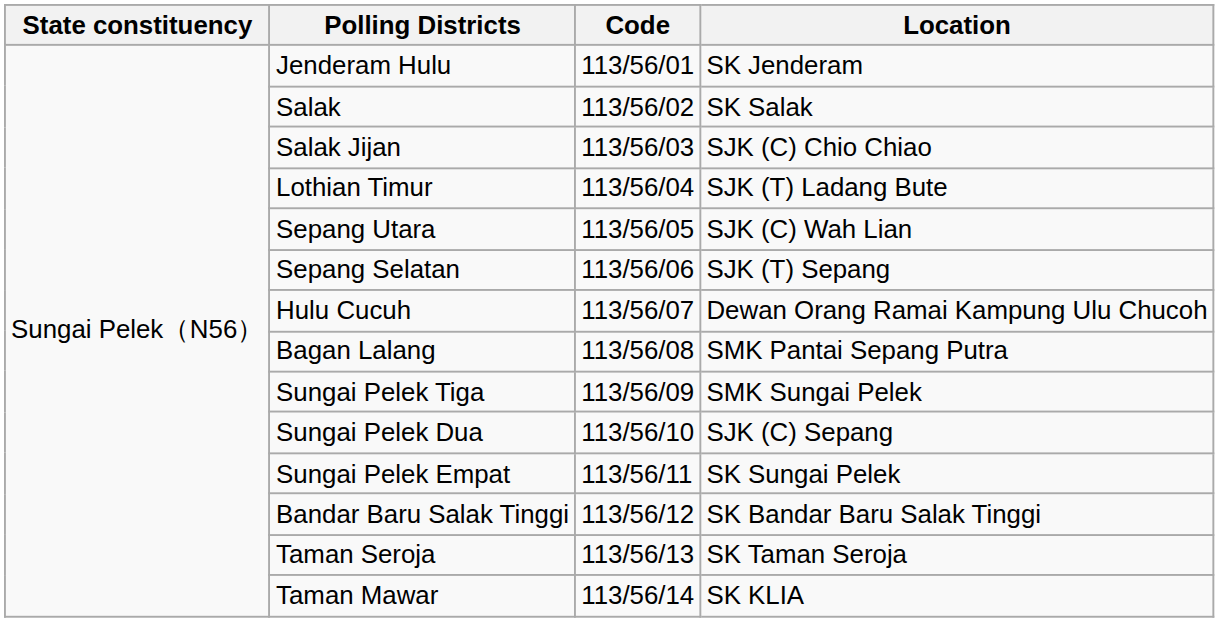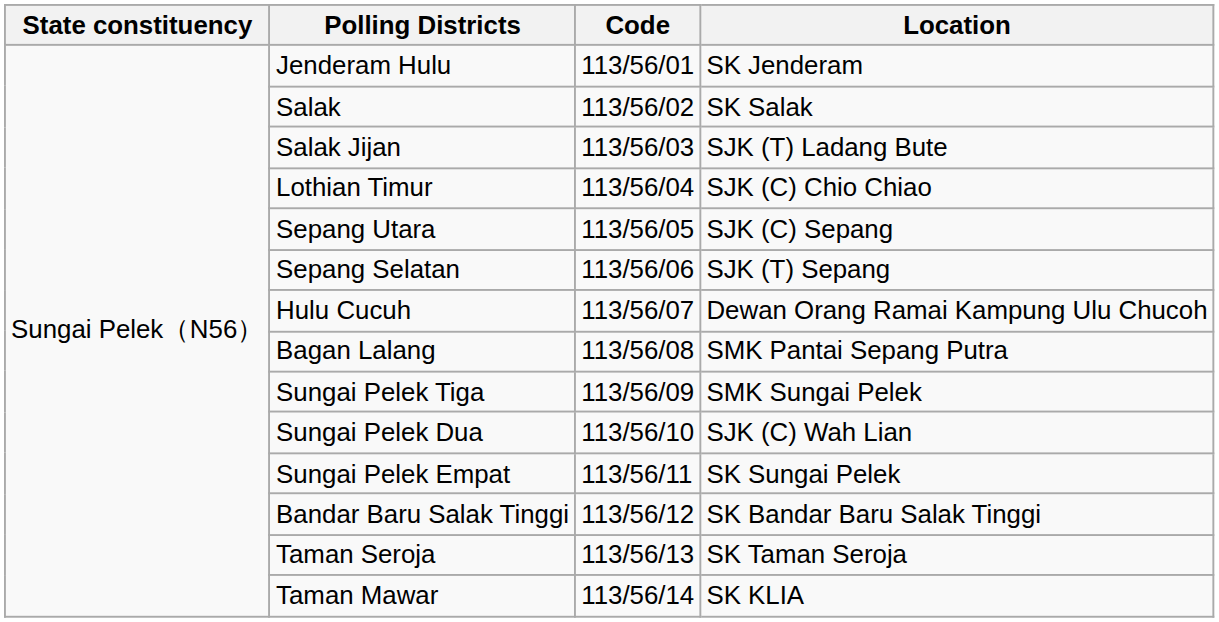(819, 147) SJK (C) Chio Chiao -> (827, 147) SJK (T) Ladang Bute
(827, 188) SJK (T) Ladang Bute -> (819, 188) SJK (C) Chio Chiao
(809, 229) SJK (C) Wah Lian -> (800, 229) SJK (C) Sepang
(800, 432) SJK (C) Sepang -> (809, 432) SJK (C) Wah Lian
